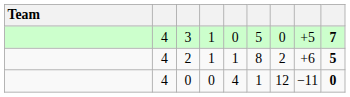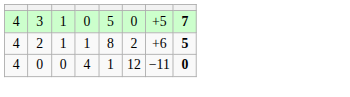- column: (24, 15)
